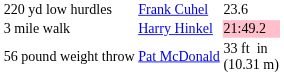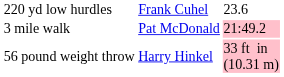(176, 28) Harry Hinkel -> (179, 28) Pat McDonald
(179, 56) Pat McDonald -> (176, 56) Harry Hinkel
(251, 56) no background -> (251, 56) pink background
